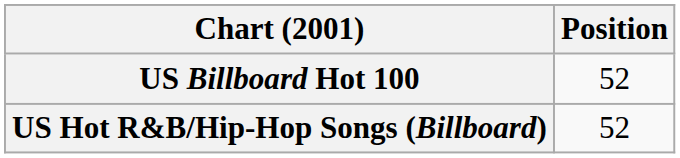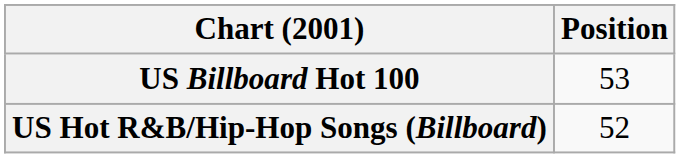(615, 78) 52 -> (615, 78) 53
